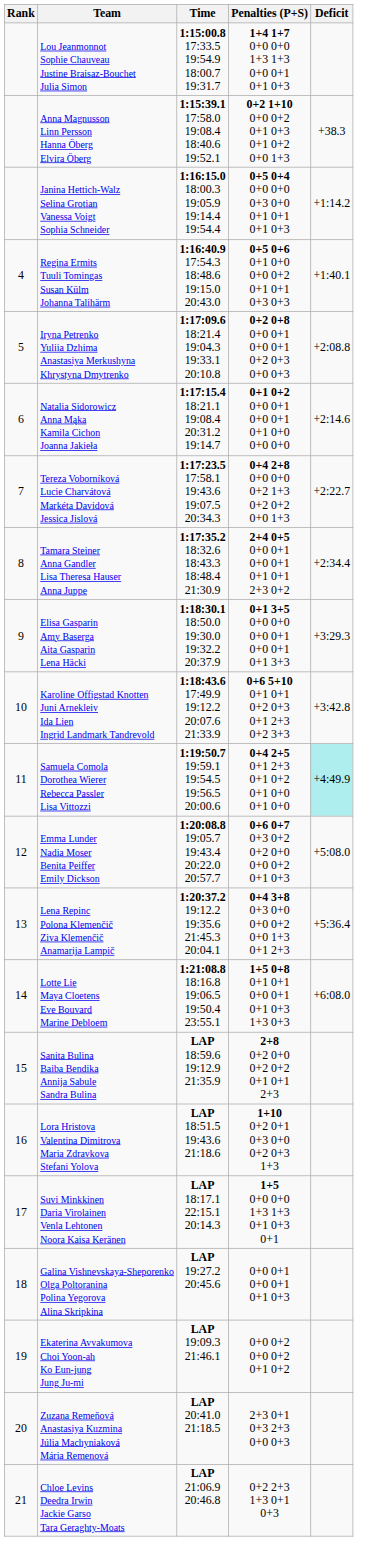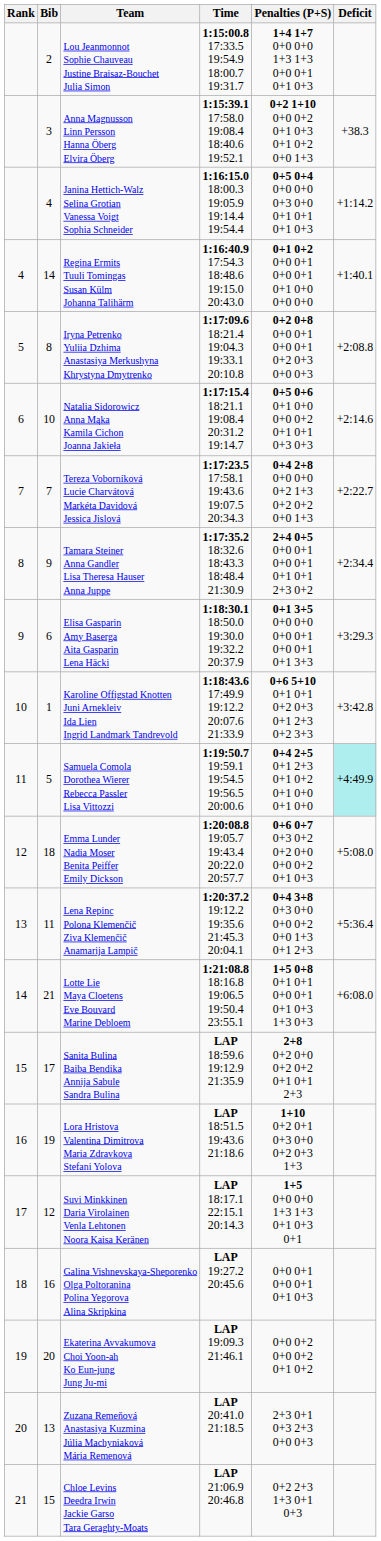+ column: (49, 13)
(270, 275) 0+5 0+6 0+1 0+0 0+0 0+2 0+1 0+1 0+3 0+3 -> (293, 275) 0+1 0+2 0+0 0+1 0+0 0+1 0+1 0+0 0+0 0+0
(270, 419) 0+1 0+2 0+0 0+1 0+0 0+1 0+1 0+0 0+0 0+0 -> (293, 419) 0+5 0+6 0+1 0+0 0+0 0+2 0+1 0+1 0+3 0+3
